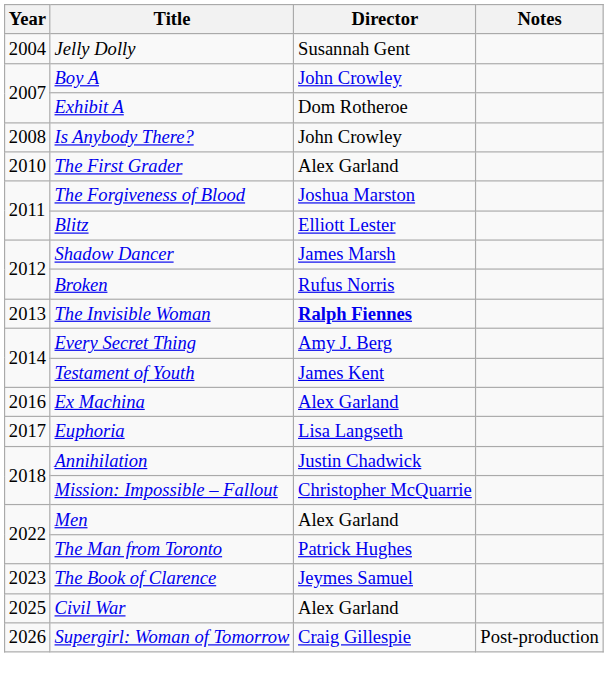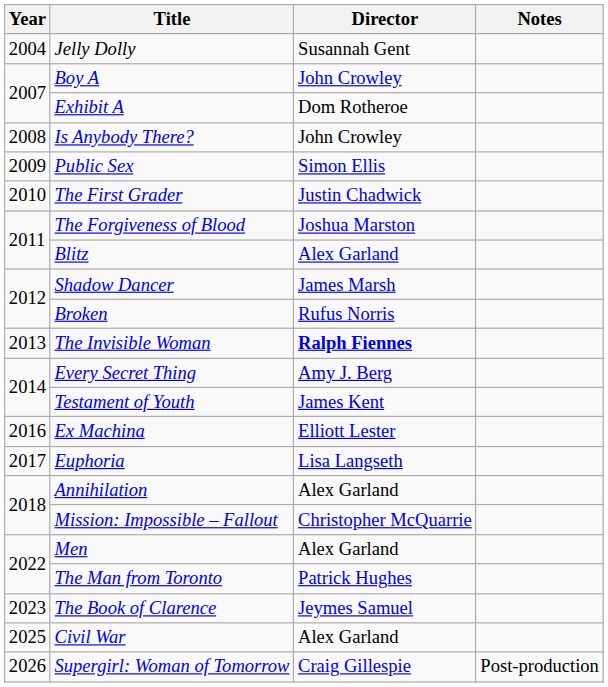+ row: (94, 166)
(348, 166) Alex Garland -> (360, 195) Justin Chadwick
(347, 225) Elliott Lester -> (348, 254) Alex Garland
(348, 401) Alex Garland -> (347, 431) Elliott Lester
(360, 460) Justin Chadwick -> (348, 490) Alex Garland
